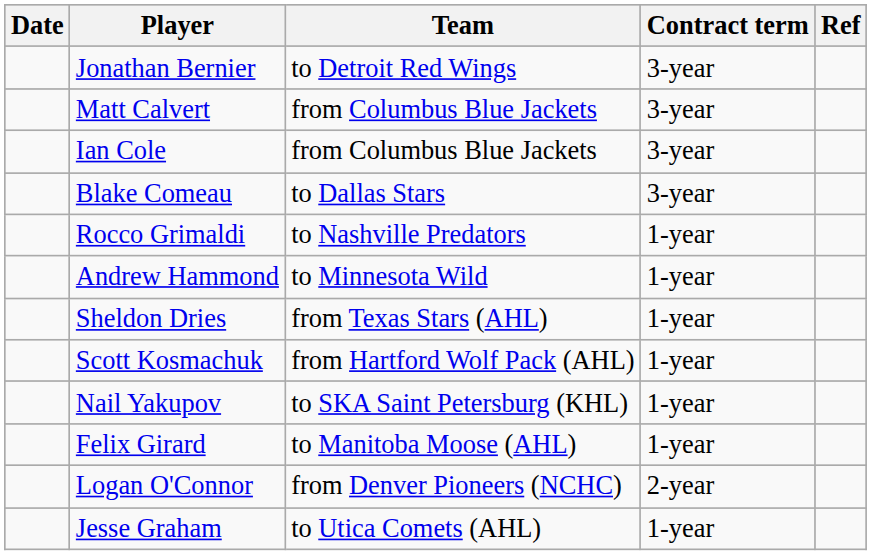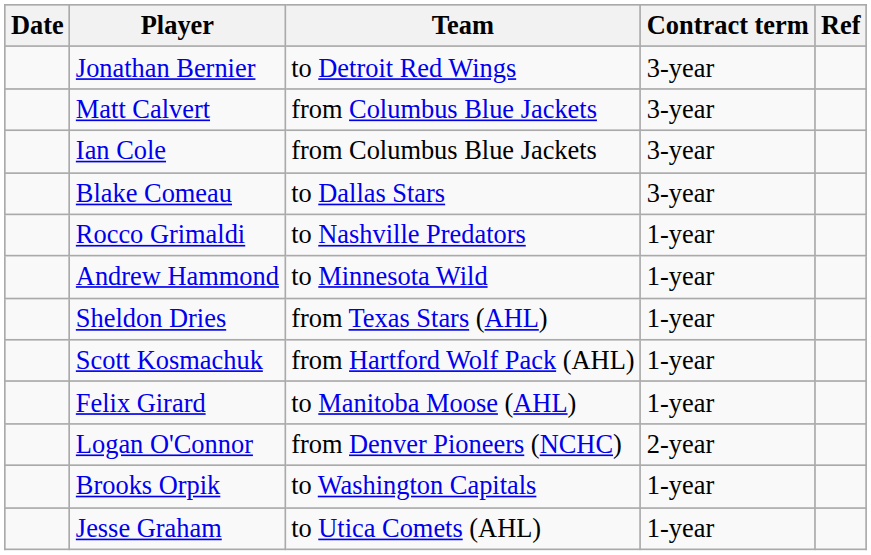- row: (148, 402)
+ row: (148, 485)
